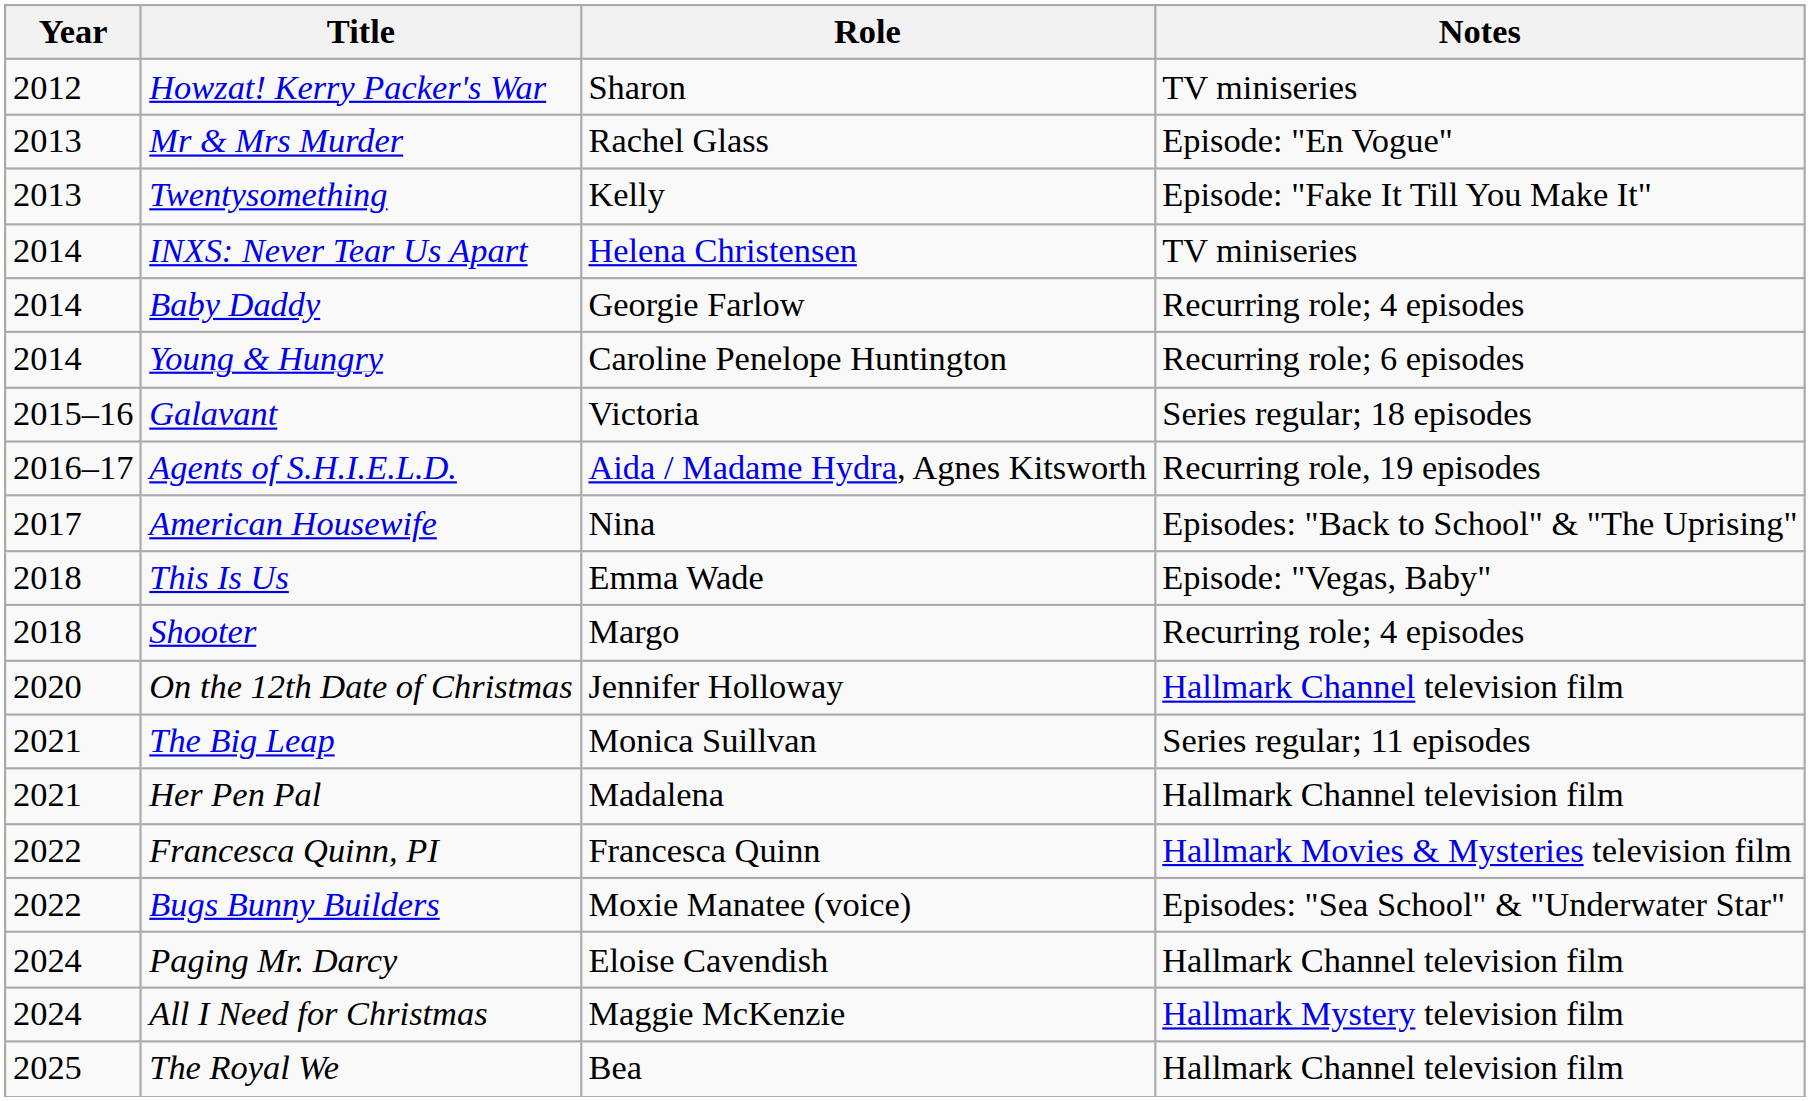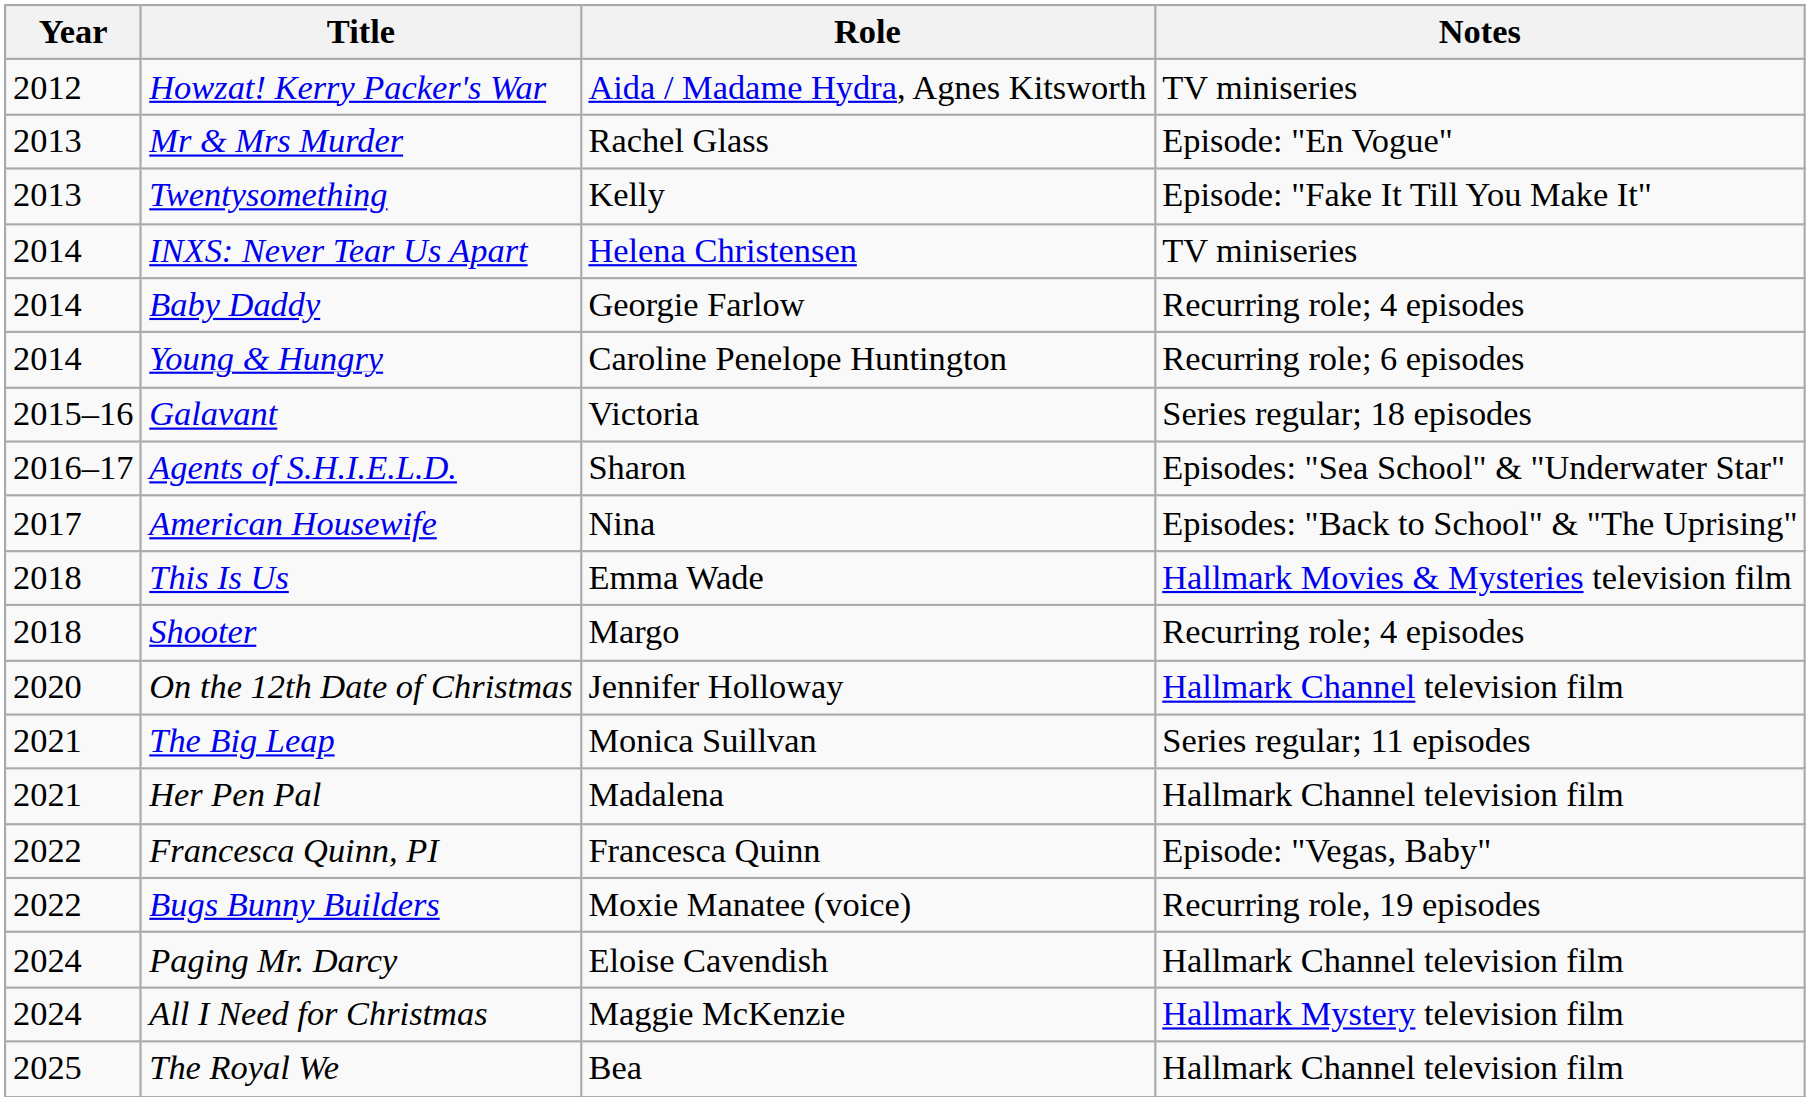(637, 86) Sharon -> (867, 86) Aida / Madame Hydra, Agnes Kitsworth
(867, 468) Aida / Madame Hydra, Agnes Kitsworth -> (637, 468) Sharon
(1351, 468) Recurring role, 19 episodes -> (1474, 468) Episodes: "Sea School" & "Underwater Star"
(1327, 577) Episode: "Vegas, Baby" -> (1477, 577) Hallmark Movies & Mysteries television film
(1477, 850) Hallmark Movies & Mysteries television film -> (1327, 850) Episode: "Vegas, Baby"
(1474, 904) Episodes: "Sea School" & "Underwater Star" -> (1351, 904) Recurring role, 19 episodes
